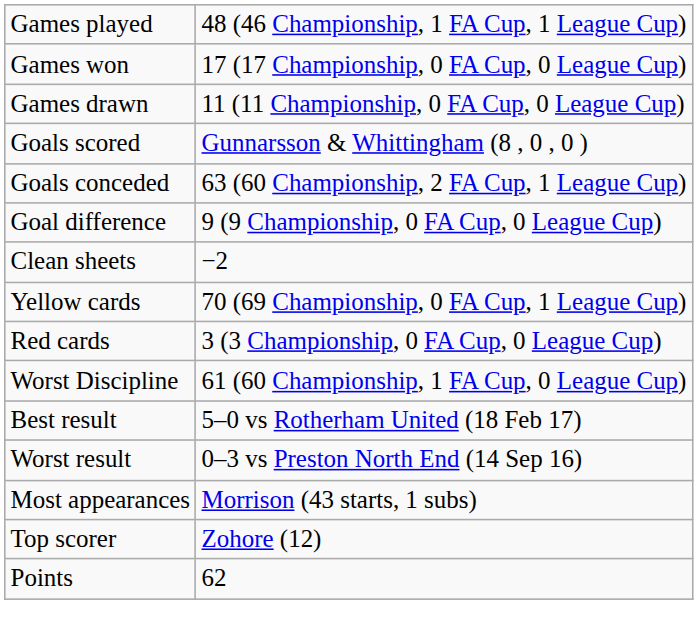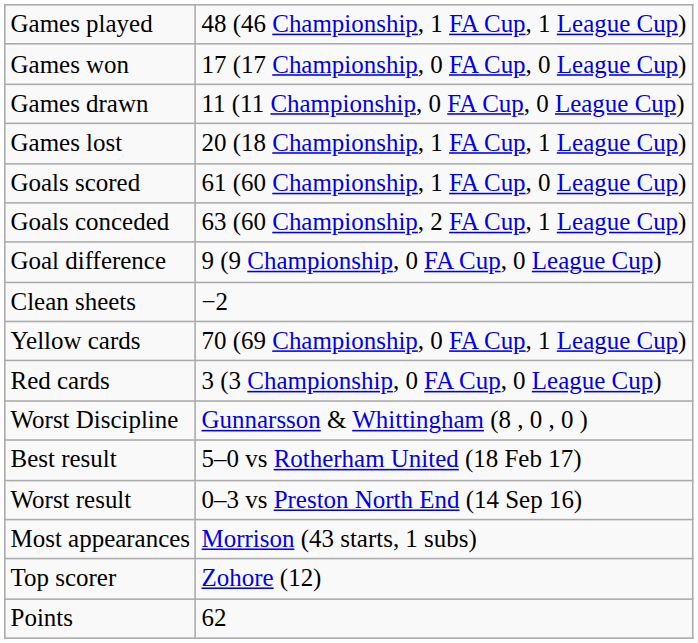+ row: (66, 143)
(395, 143) Gunnarsson & Whittingham (8 , 0 , 0 ) -> (444, 182) 61 (60 Championship, 1 FA Cup, 0 League Cup)
(444, 380) 61 (60 Championship, 1 FA Cup, 0 League Cup) -> (395, 420) Gunnarsson & Whittingham (8 , 0 , 0 )
